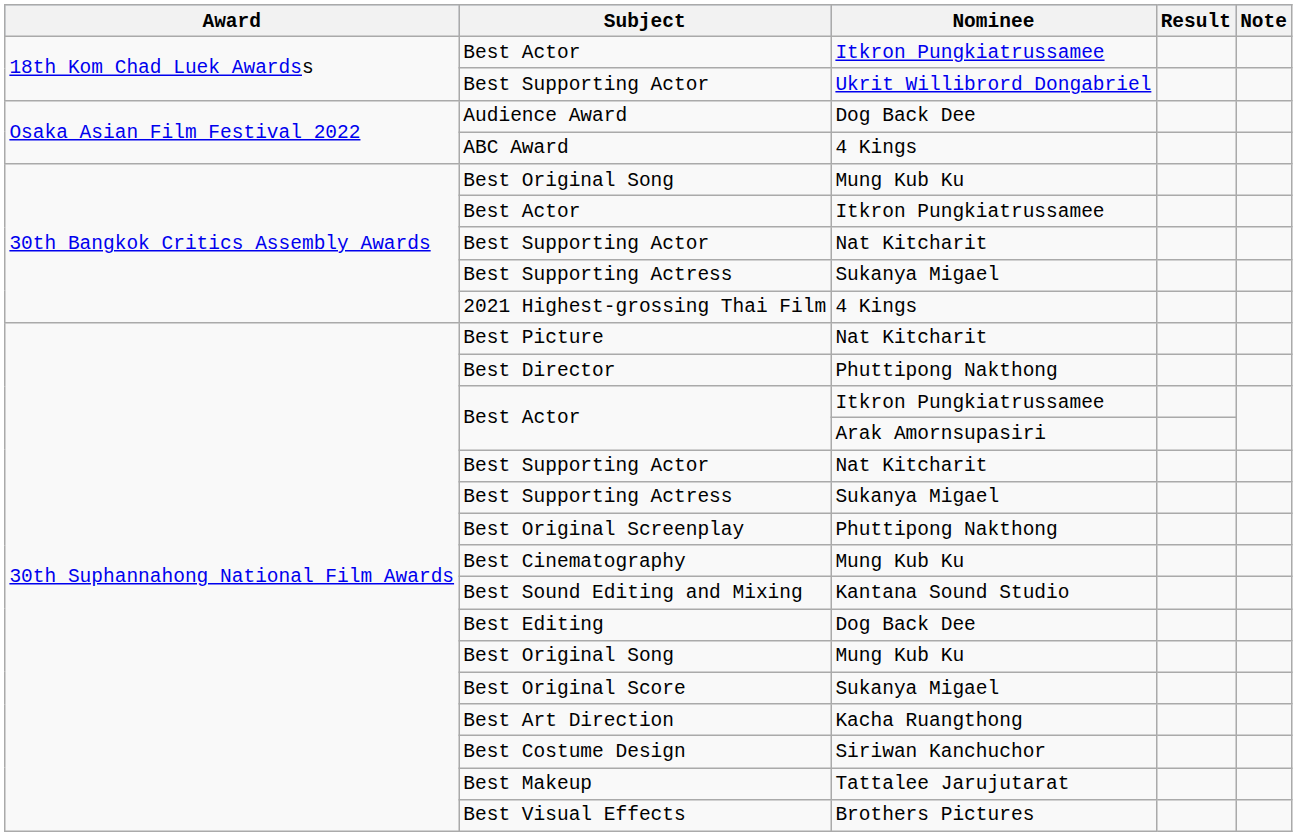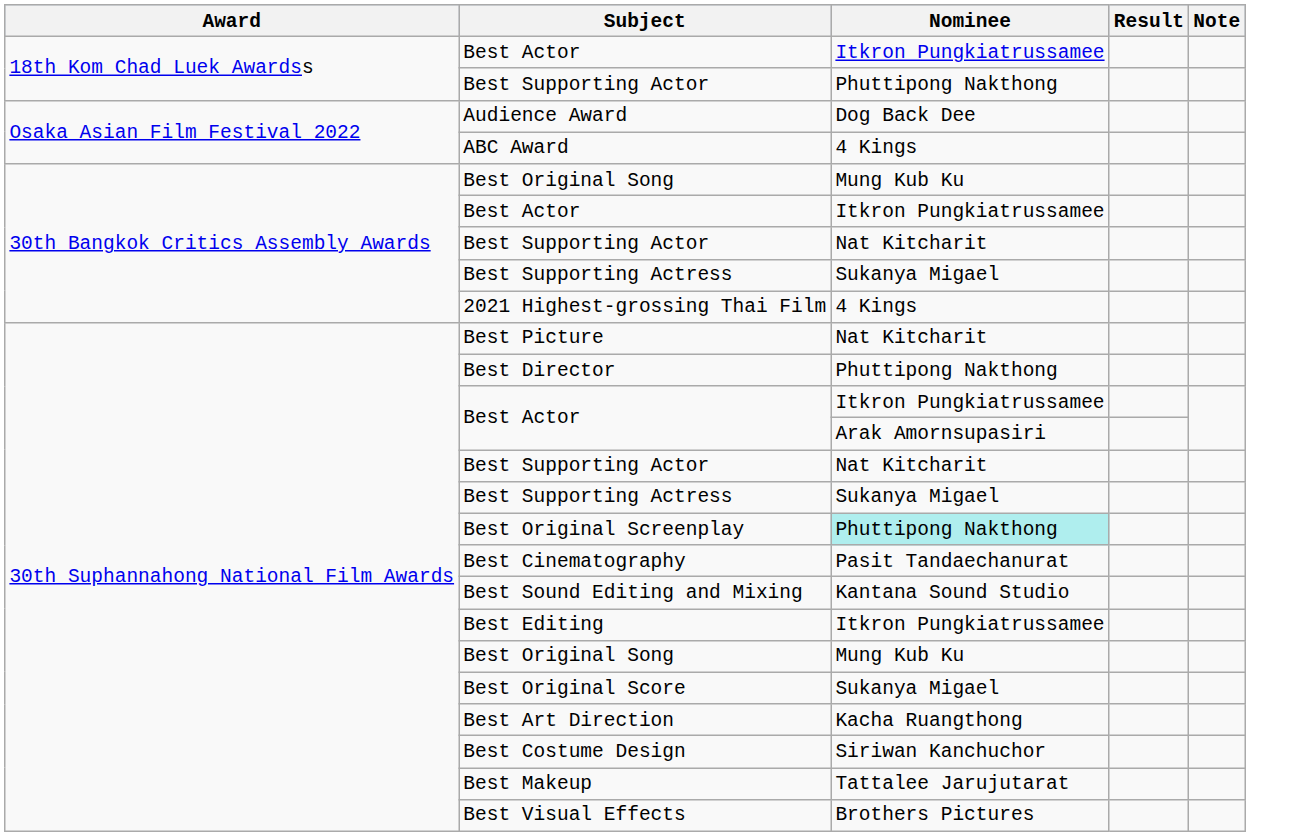(993, 84) Ukrit Willibrord Dongabriel -> (947, 84) Phuttipong Nakthong
(947, 529) no background -> (947, 529) paleturquoise background
(900, 561) Mung Kub Ku -> (952, 561) Pasit Tandaechanurat
(906, 624) Dog Back Dee -> (970, 624) Itkron Pungkiatrussamee
